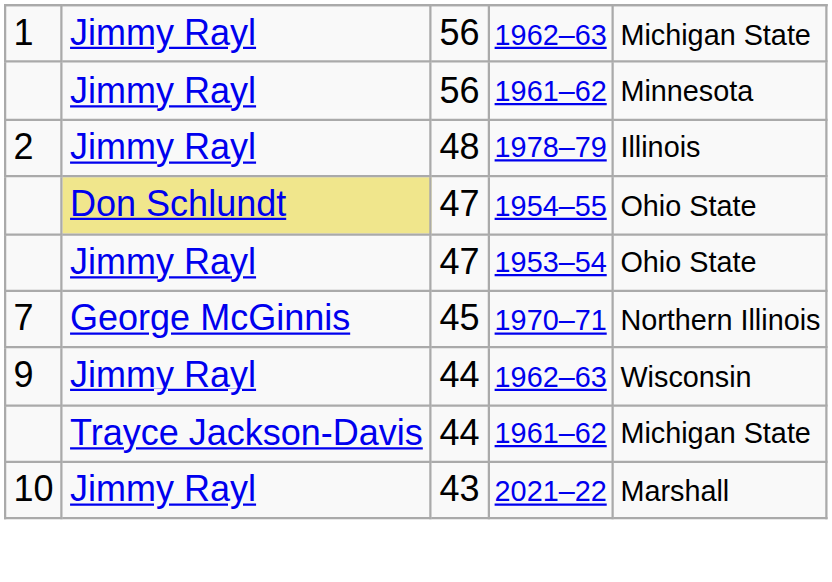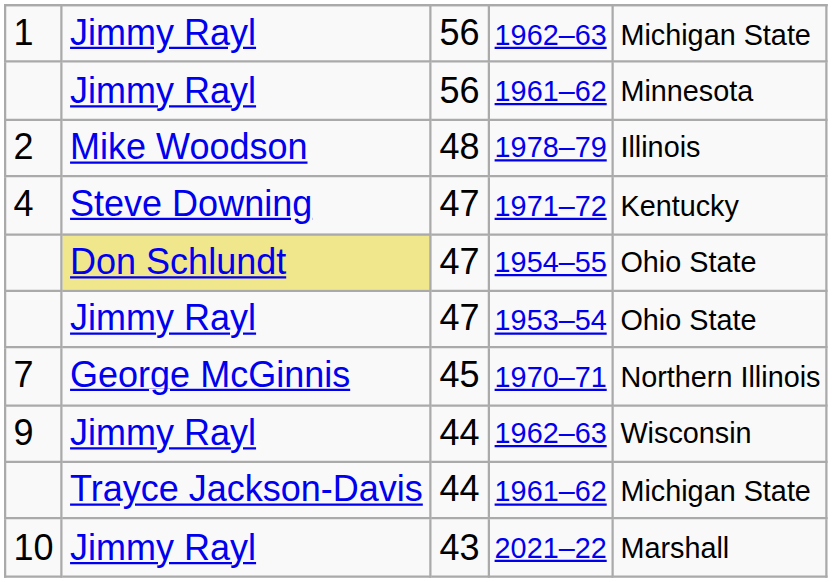(163, 147) Jimmy Rayl -> (189, 147) Mike Woodson
+ row: (459, 204)
